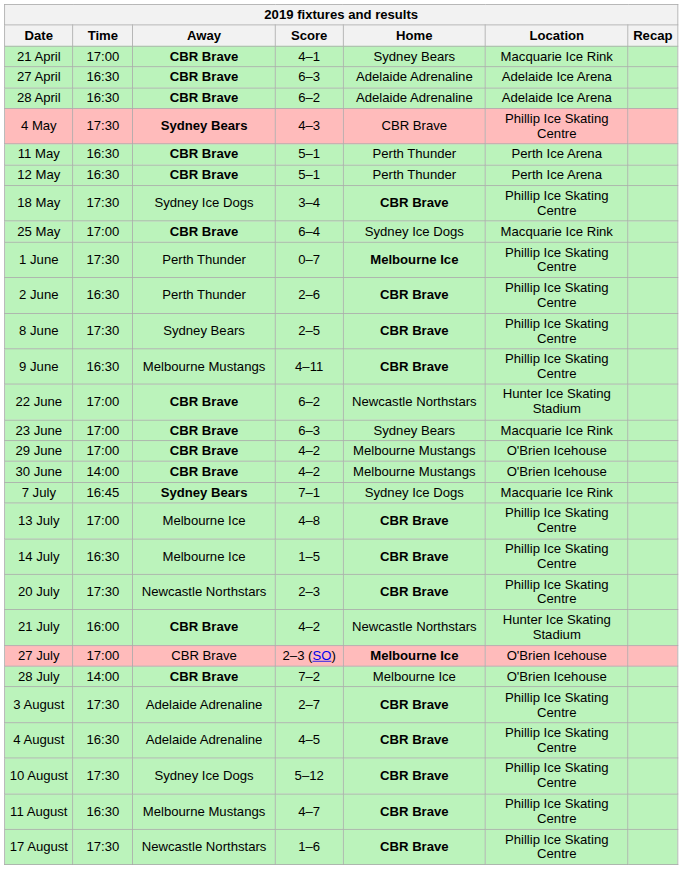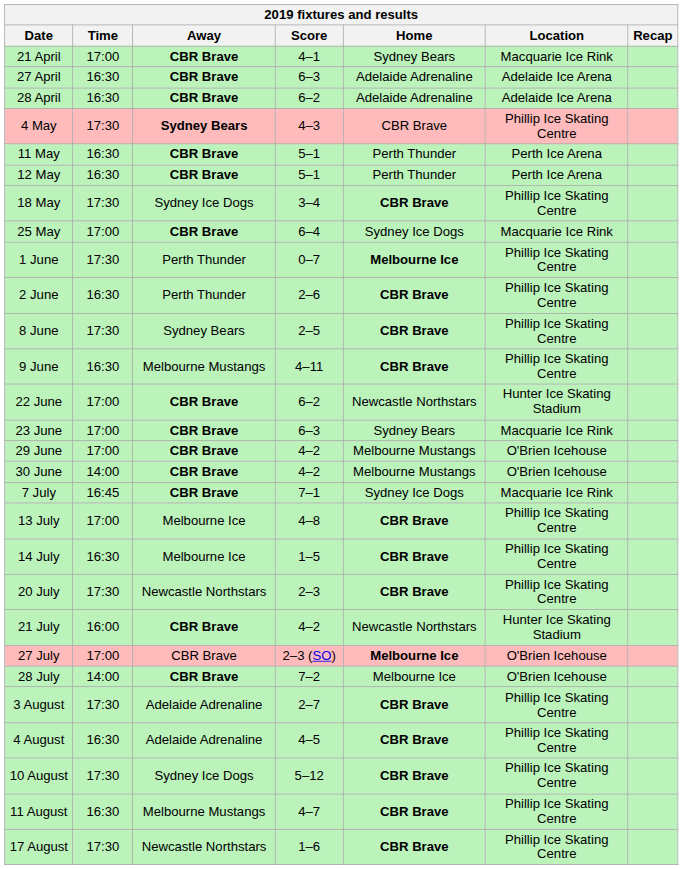(204, 492) Sydney Bears -> (204, 492) CBR Brave
